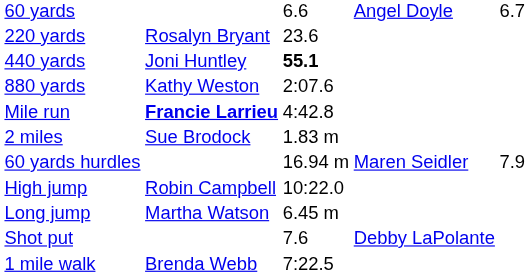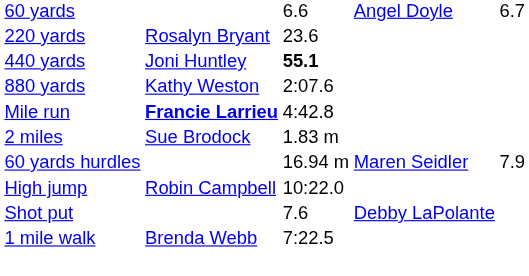- row: (47, 213)
